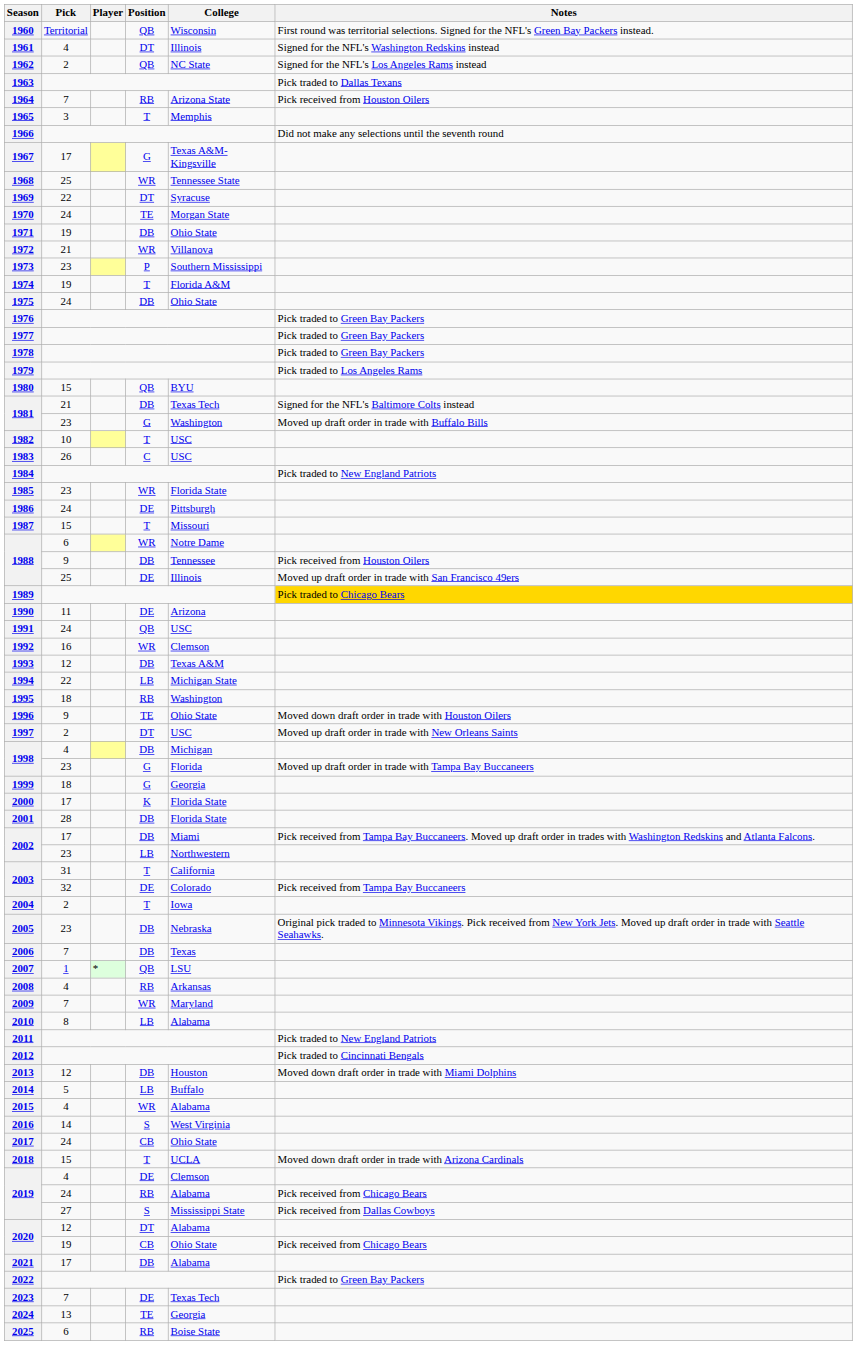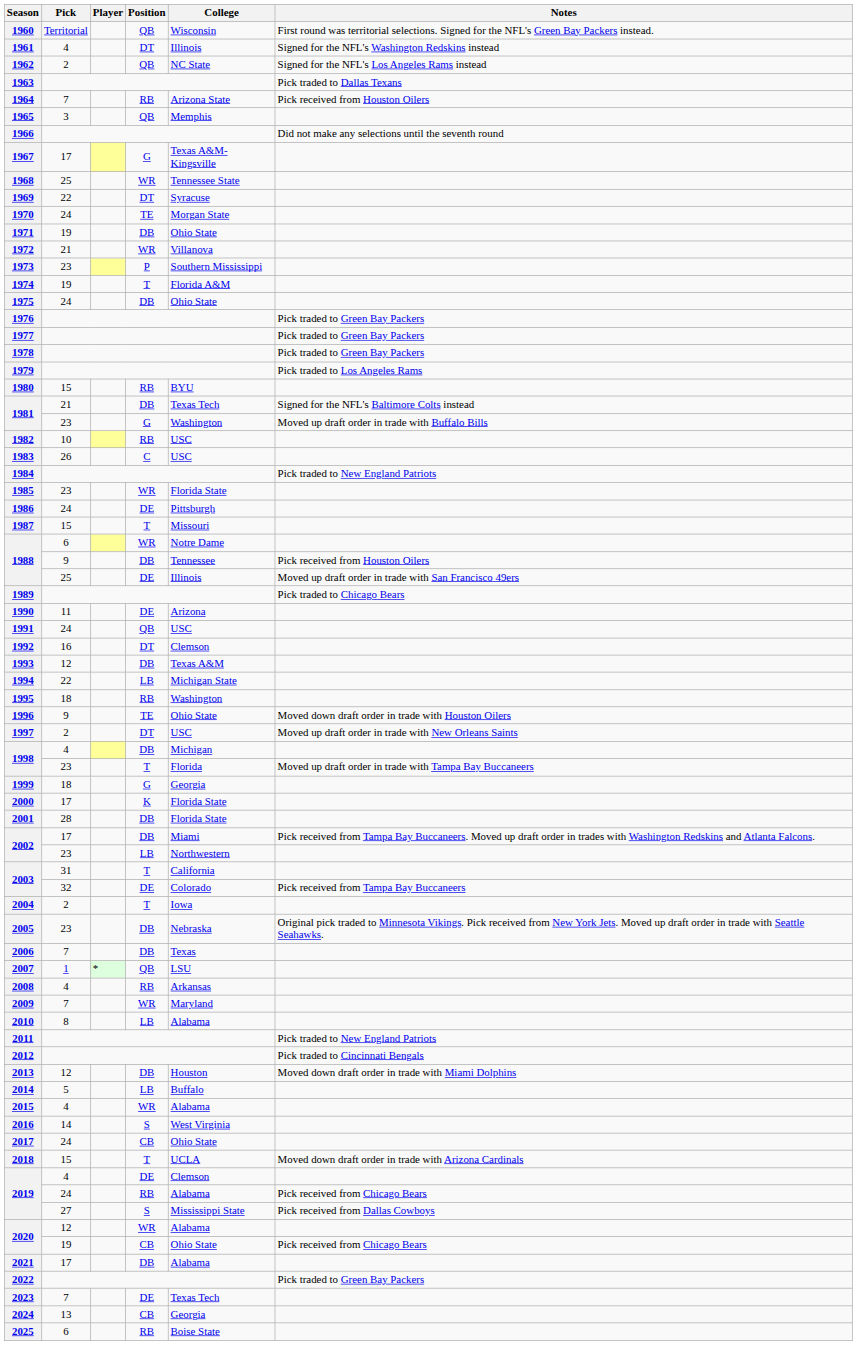(147, 116) T -> (147, 116) QB
(147, 387) QB -> (147, 387) RB
(147, 439) T -> (147, 439) RB
(341, 594) gold background -> (341, 594) no background
(147, 646) WR -> (147, 646) DT
(147, 767) G -> (147, 767) T
(147, 1228) DT -> (147, 1228) WR
(147, 1314) TE -> (147, 1314) CB
